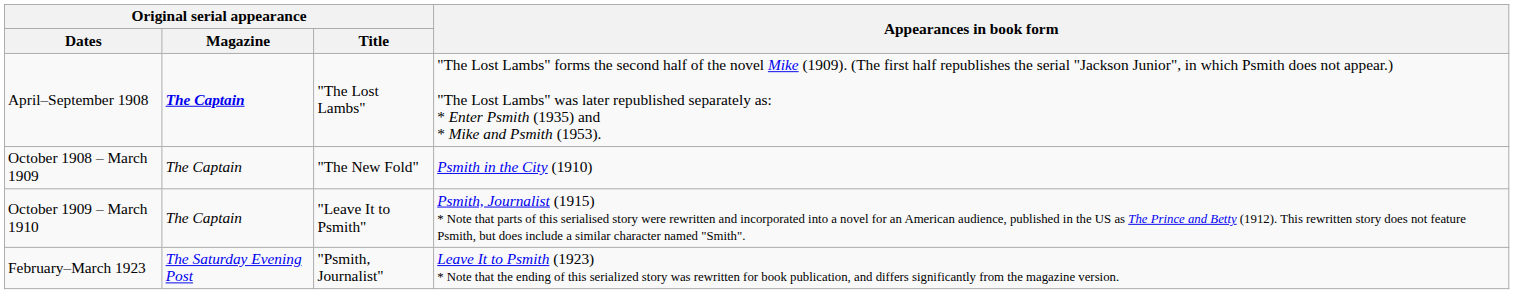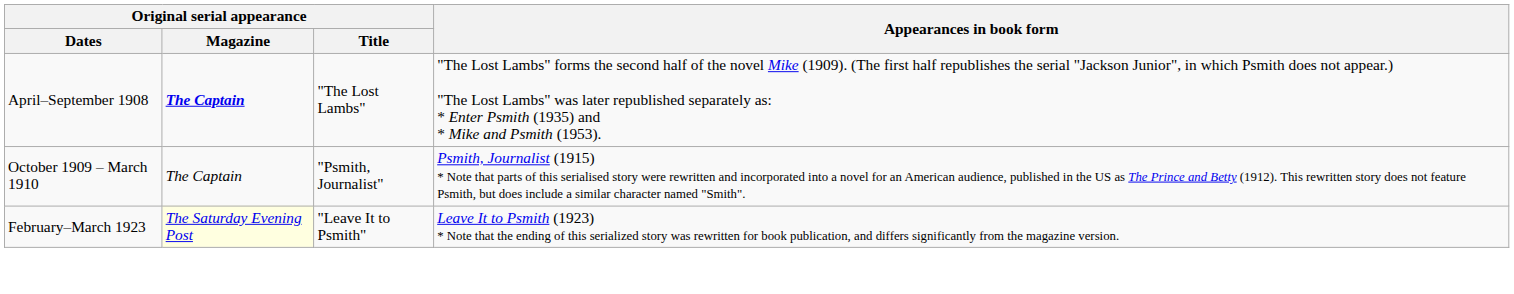- row: (78, 167)
(354, 217) "Leave It to Psmith" -> (350, 176) "Psmith, Journalist"
(234, 268) no background -> (234, 226) lightyellow background
(350, 268) "Psmith, Journalist" -> (354, 226) "Leave It to Psmith"
